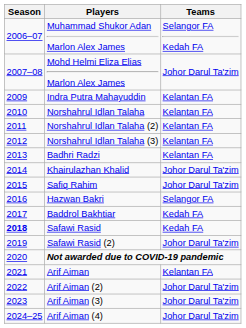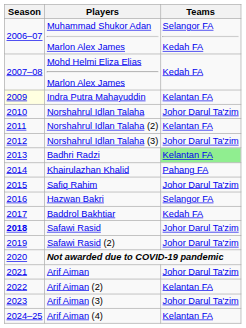(201, 72) Johor Darul Ta'zim -> (183, 72) Kedah FA
(17, 97) no background -> (17, 97) lightyellow background
(188, 111) Kelantan FA -> (201, 111) Johor Darul Ta'zim
(188, 140) Kelantan FA -> (201, 140) Johor Darul Ta'zim
(188, 155) no background -> (188, 155) lightgreen background
(201, 169) Johor Darul Ta'zim -> (185, 169) Pahang FA
(183, 228) Kedah FA -> (201, 228) Johor Darul Ta'zim
(188, 271) Kelantan FA -> (201, 271) Johor Darul Ta'zim
(201, 286) Johor Darul Ta'zim -> (188, 286) Kelantan FA
(201, 315) Johor Darul Ta'zim -> (188, 315) Kelantan FA
